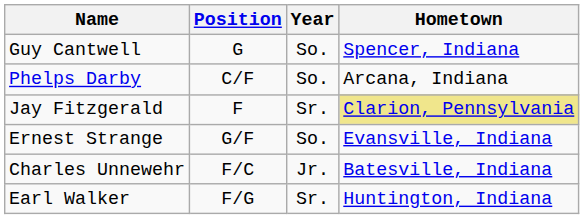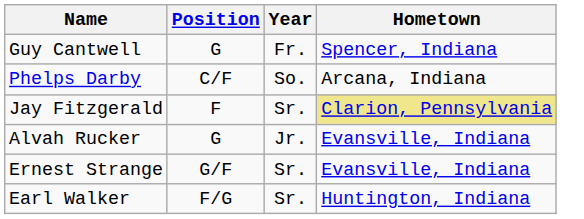(313, 50) So. -> (291, 50) Fr.
+ row: (75, 139)
(313, 139) So. -> (291, 169) Sr.
- row: (97, 169)
